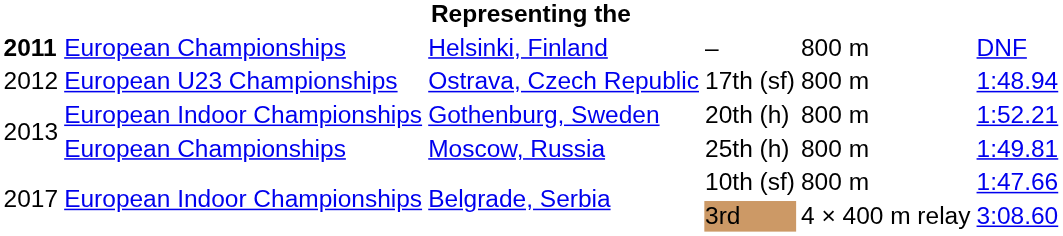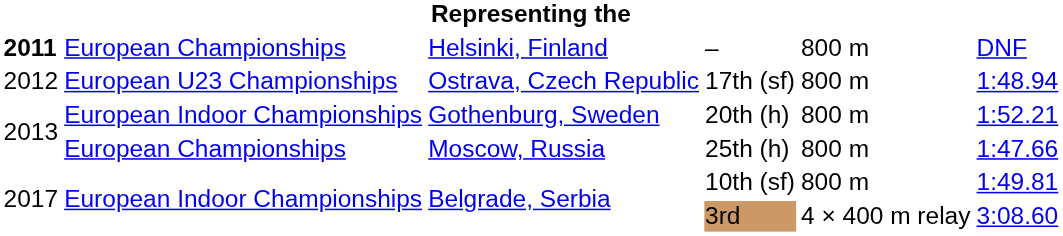(1017, 148) 1:49.81 -> (1017, 148) 1:47.66
(1017, 182) 1:47.66 -> (1017, 182) 1:49.81
